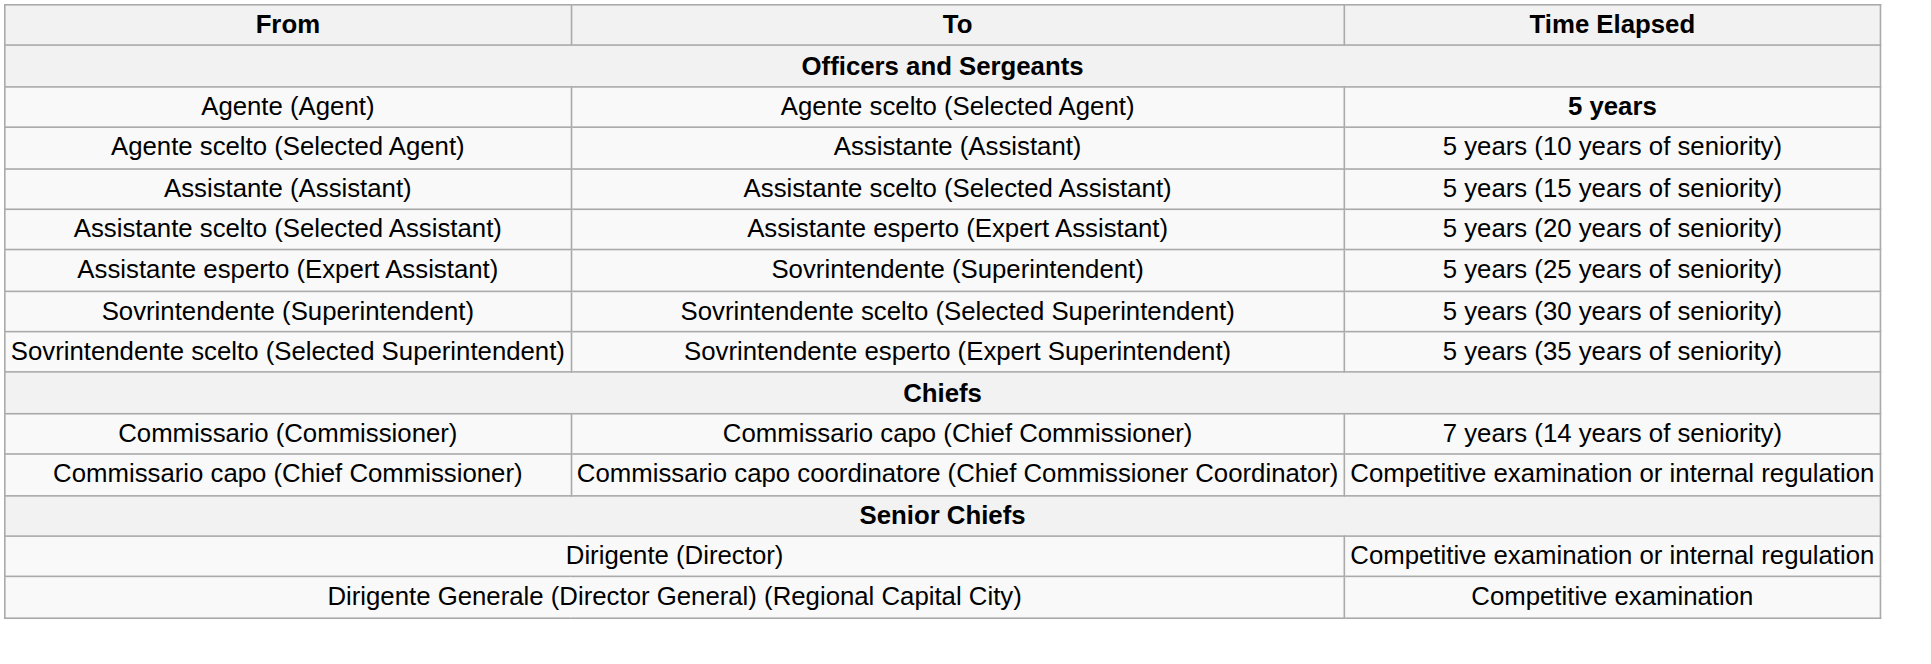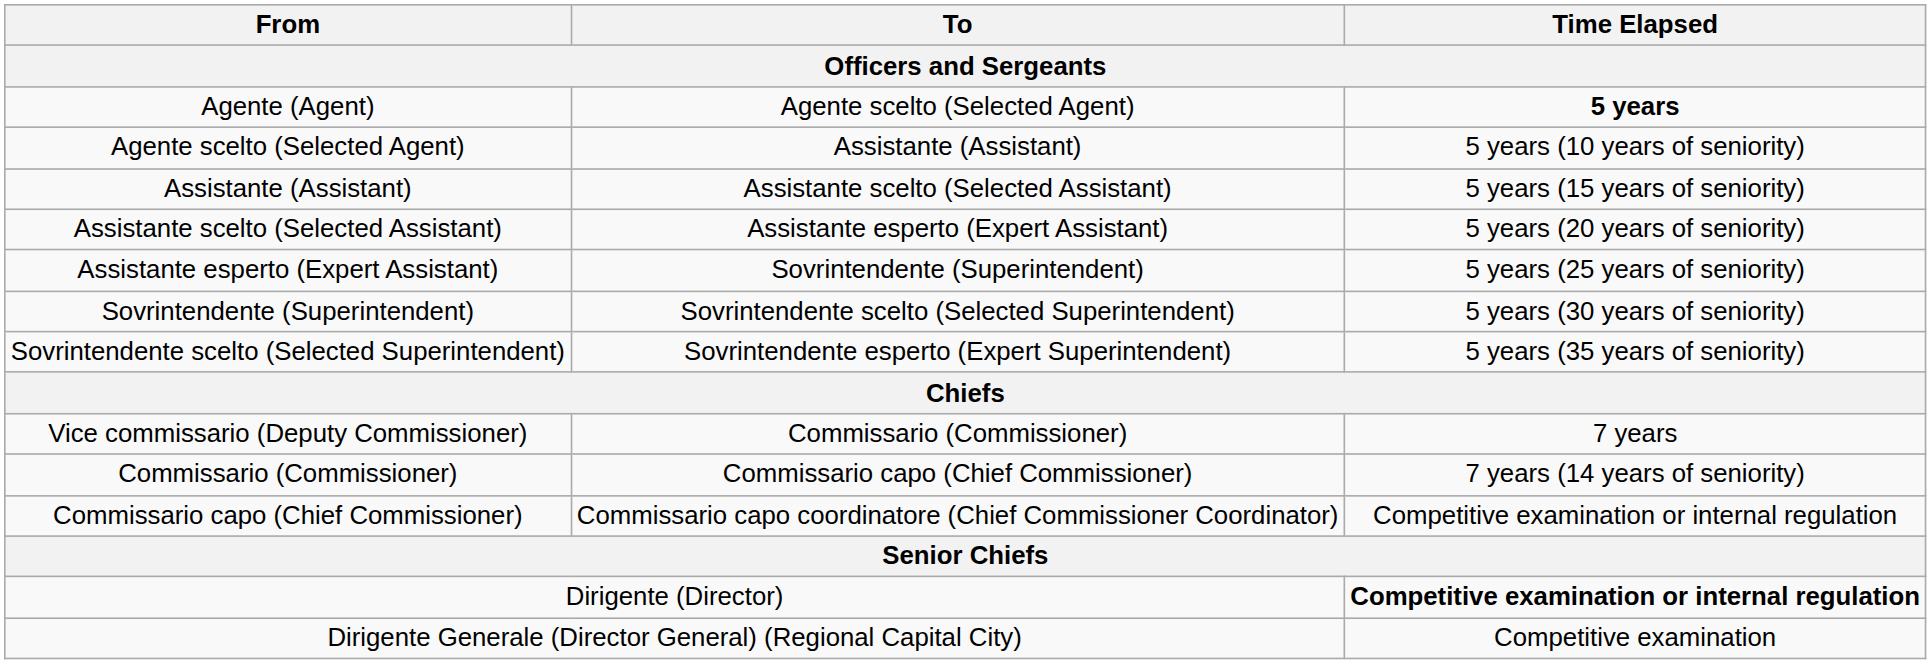+ row: (288, 433)
(1612, 556) normal -> (1635, 596) bold
